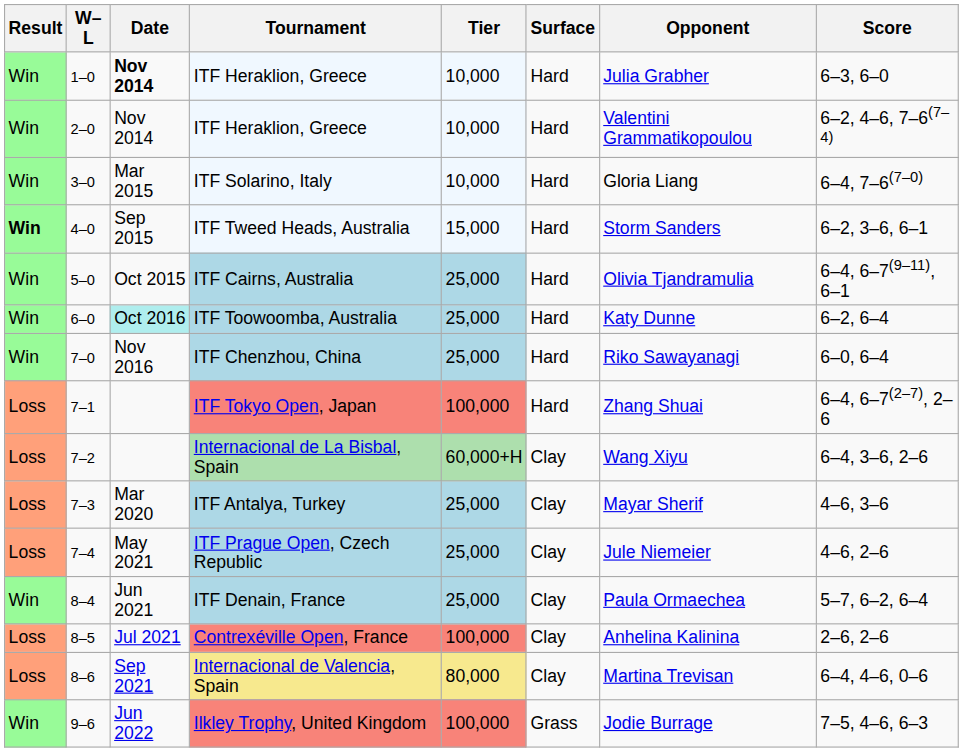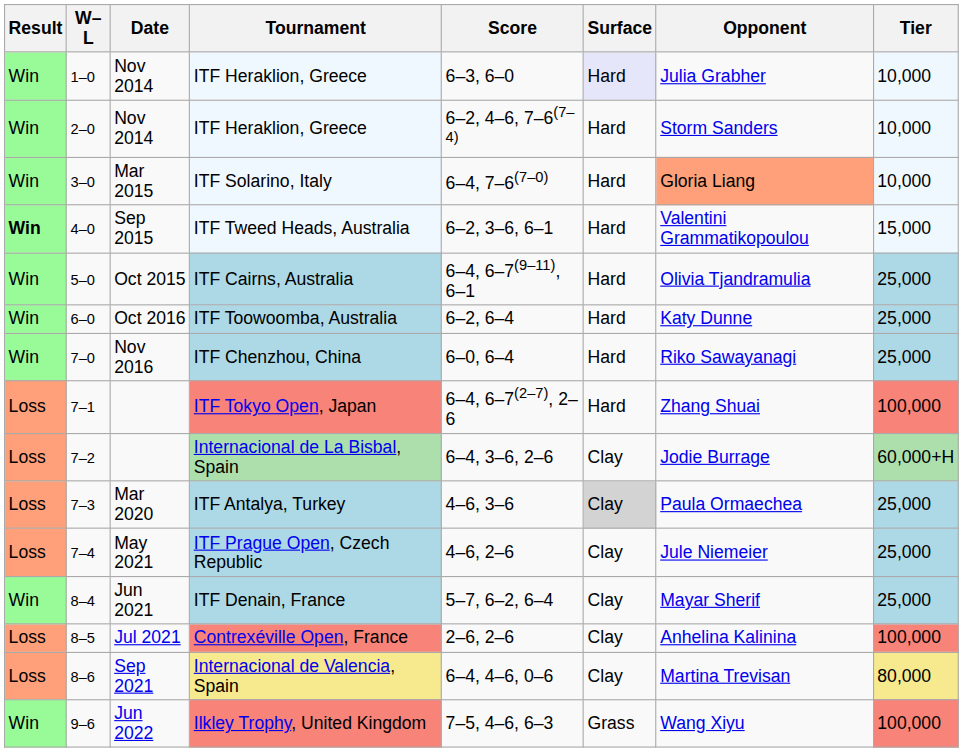columns swapped: (484, 28) <-> (887, 28)
(134, 76) bold -> (134, 76) normal
(550, 76) no background -> (607, 76) lavender background
(678, 128) Valentini Grammatikopoulou -> (719, 128) Storm Sanders
(651, 181) no background -> (708, 181) lightsalmon background
(662, 228) Storm Sanders -> (735, 228) Valentini Grammatikopoulou
(150, 319) paleturquoise background -> (150, 319) no background
(645, 457) Wang Xiyu -> (715, 457) Jodie Burrage
(548, 504) no background -> (605, 504) lightgrey background
(653, 504) Mayar Sherif -> (731, 504) Paula Ormaechea
(674, 600) Paula Ormaechea -> (710, 600) Mayar Sherif
(658, 723) Jodie Burrage -> (702, 723) Wang Xiyu
